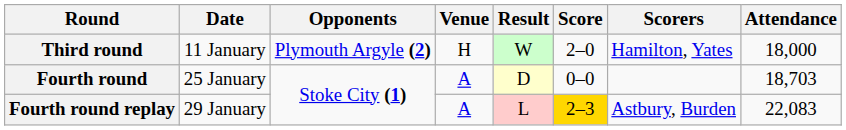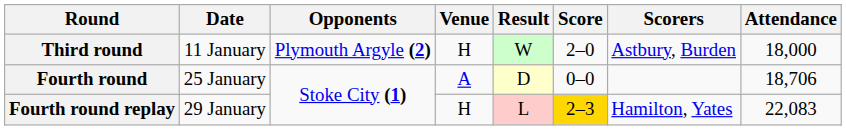(672, 49) Hamilton, Yates -> (674, 49) Astbury, Burden
(791, 79) 18,703 -> (791, 79) 18,706
(464, 109) A -> (464, 109) H
(674, 109) Astbury, Burden -> (672, 109) Hamilton, Yates
